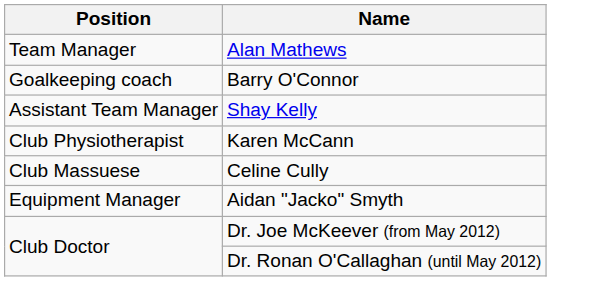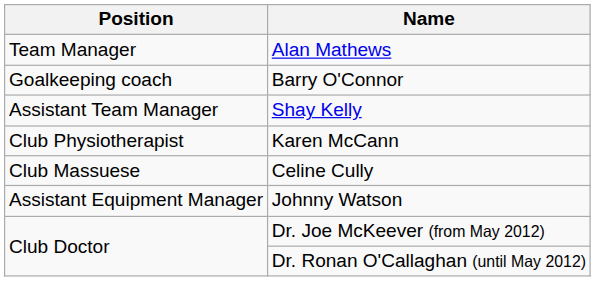- row: (315, 200)
+ row: (337, 200)
